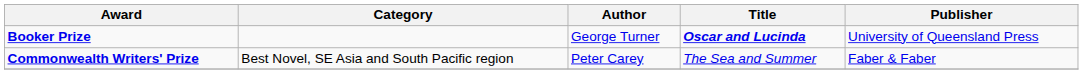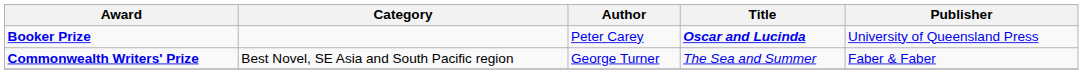(615, 36) George Turner -> (607, 36) Peter Carey
(607, 58) Peter Carey -> (615, 58) George Turner
